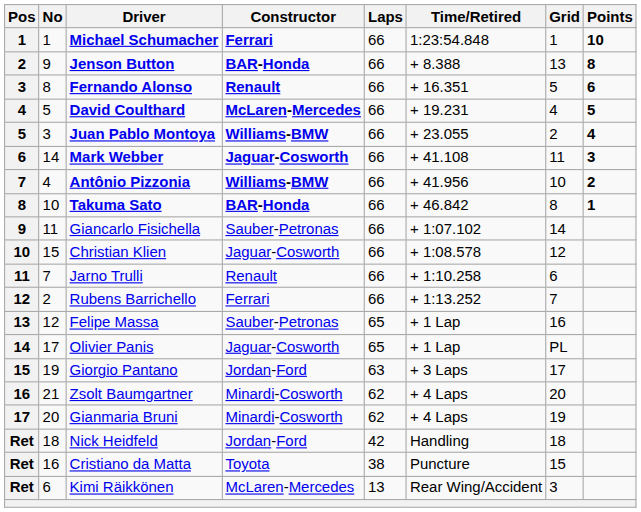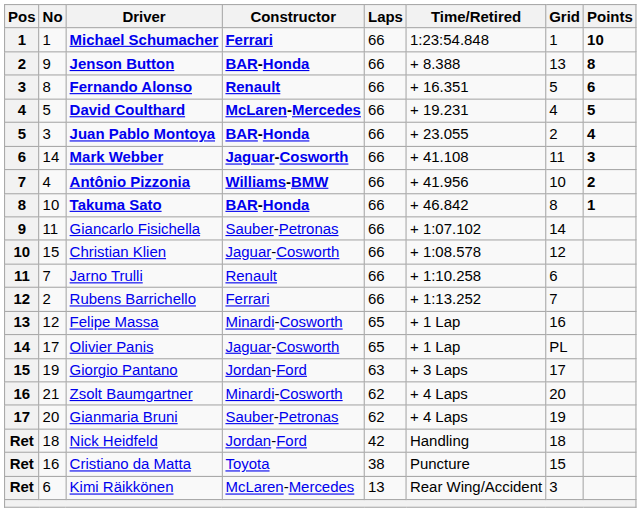(277, 134) Williams-BMW -> (267, 134) BAR-Honda
(282, 322) Sauber-Petronas -> (284, 322) Minardi-Cosworth
(284, 417) Minardi-Cosworth -> (282, 417) Sauber-Petronas
